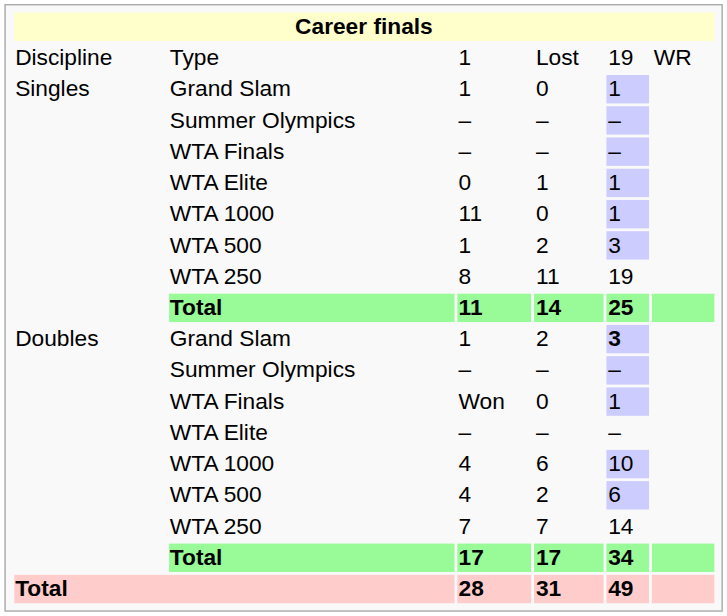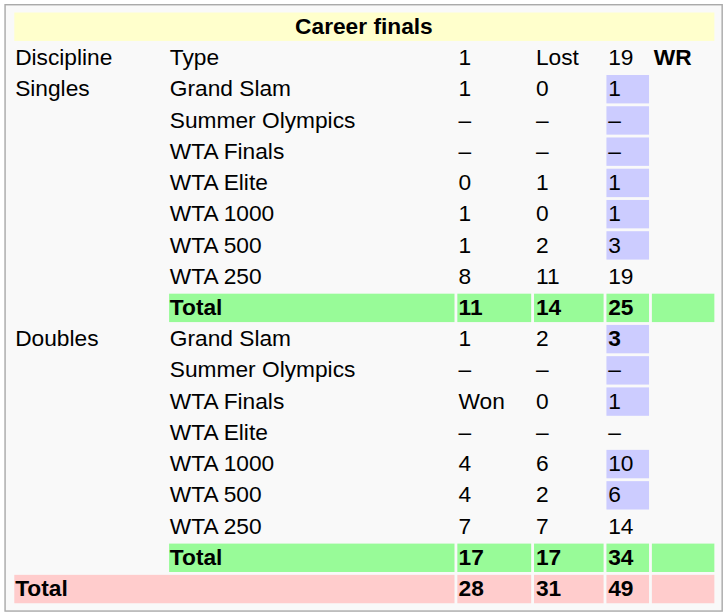(673, 58) normal -> (673, 58) bold
(470, 214) 11 -> (465, 214) 1
